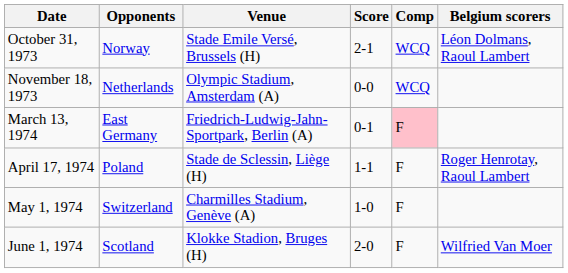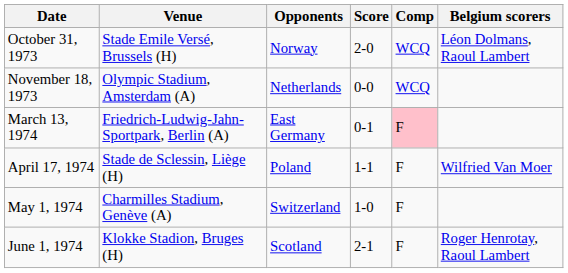columns swapped: (267, 16) <-> (141, 16)
(364, 47) 2-1 -> (364, 47) 2-0
(489, 167) Roger Henrotay, Raoul Lambert -> (496, 167) Wilfried Van Moer
(364, 247) 2-0 -> (364, 247) 2-1
(496, 247) Wilfried Van Moer -> (489, 247) Roger Henrotay, Raoul Lambert
